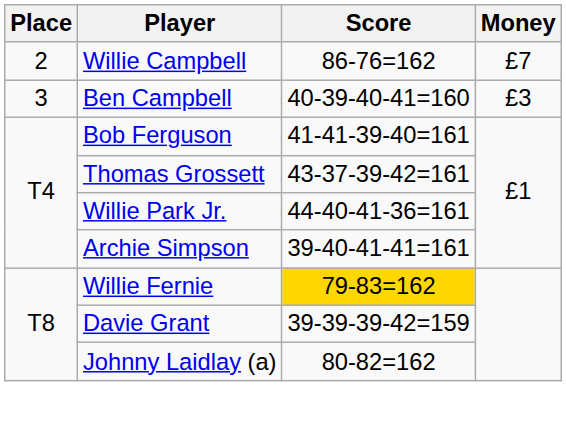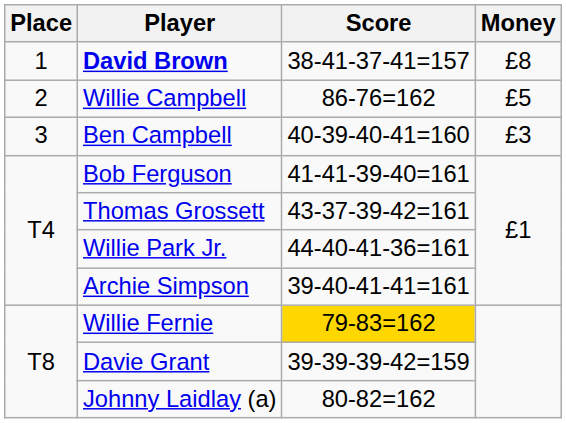+ row: (155, 60)
(518, 60) £7 -> (518, 98) £5
